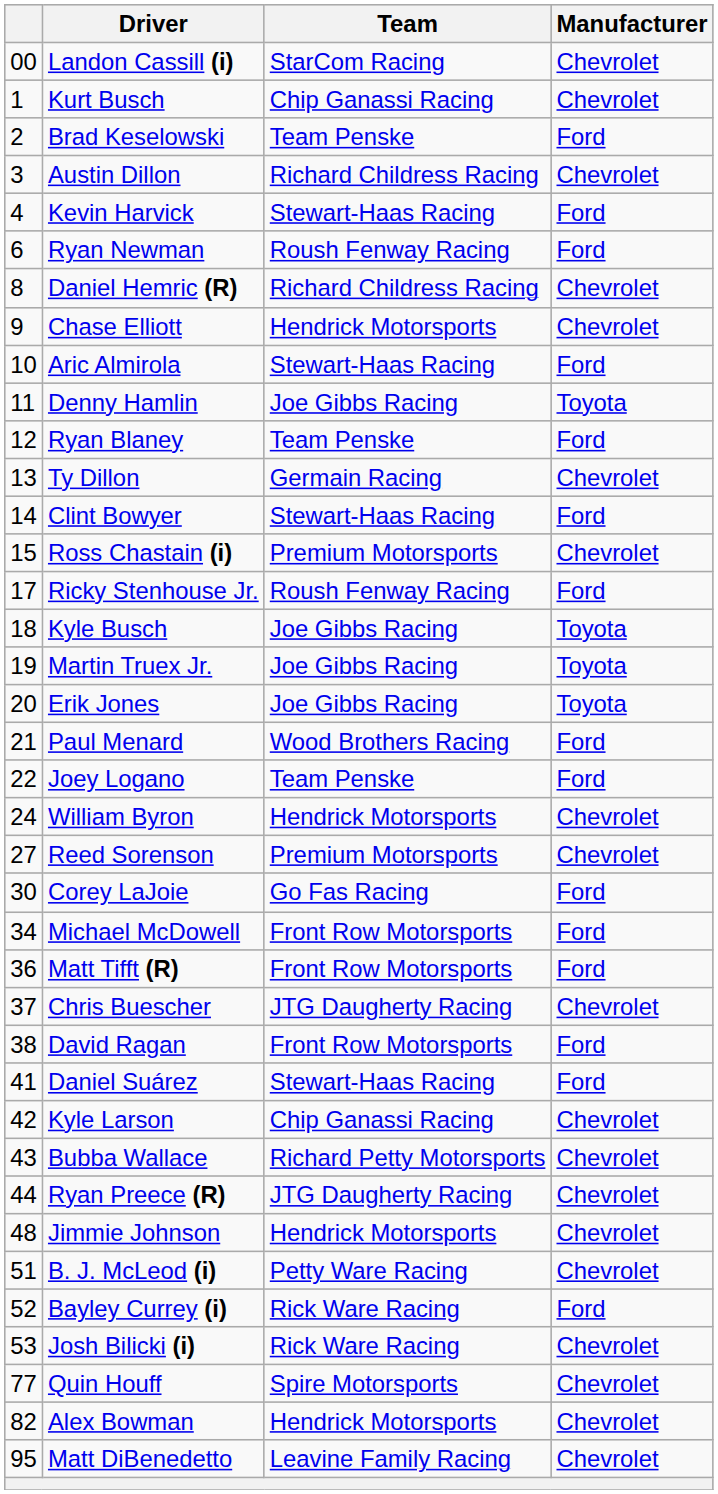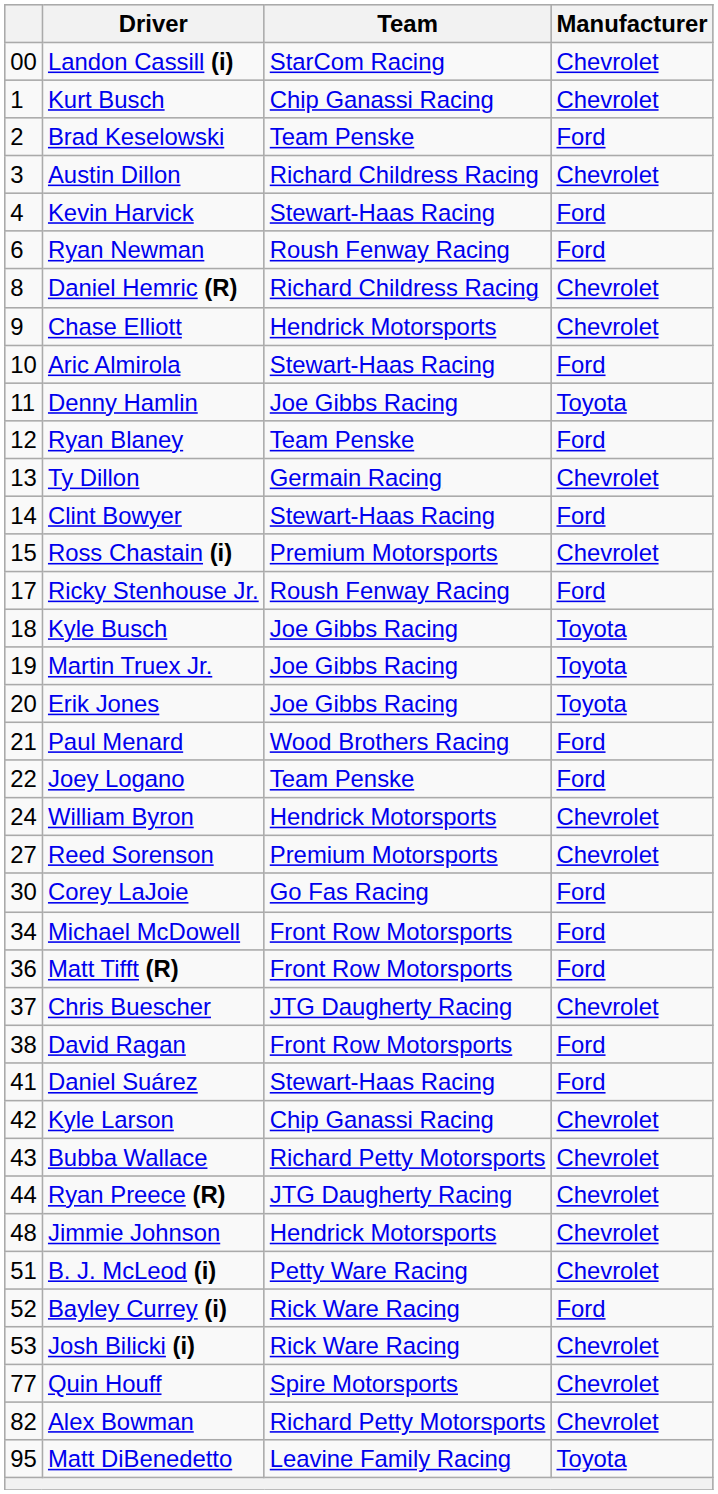(383, 1422) Hendrick Motorsports -> (408, 1422) Richard Petty Motorsports
(608, 1459) Chevrolet -> (592, 1459) Toyota
